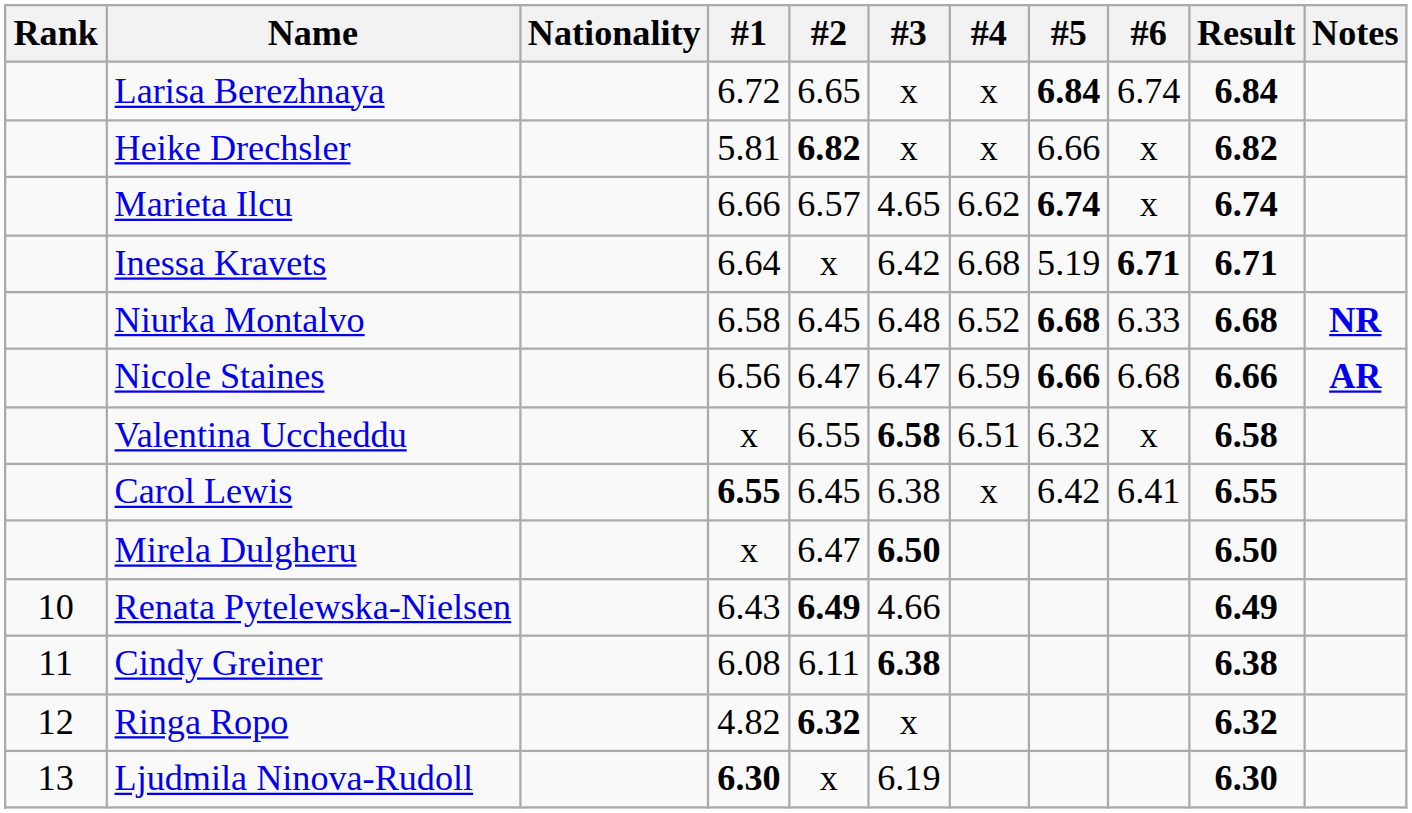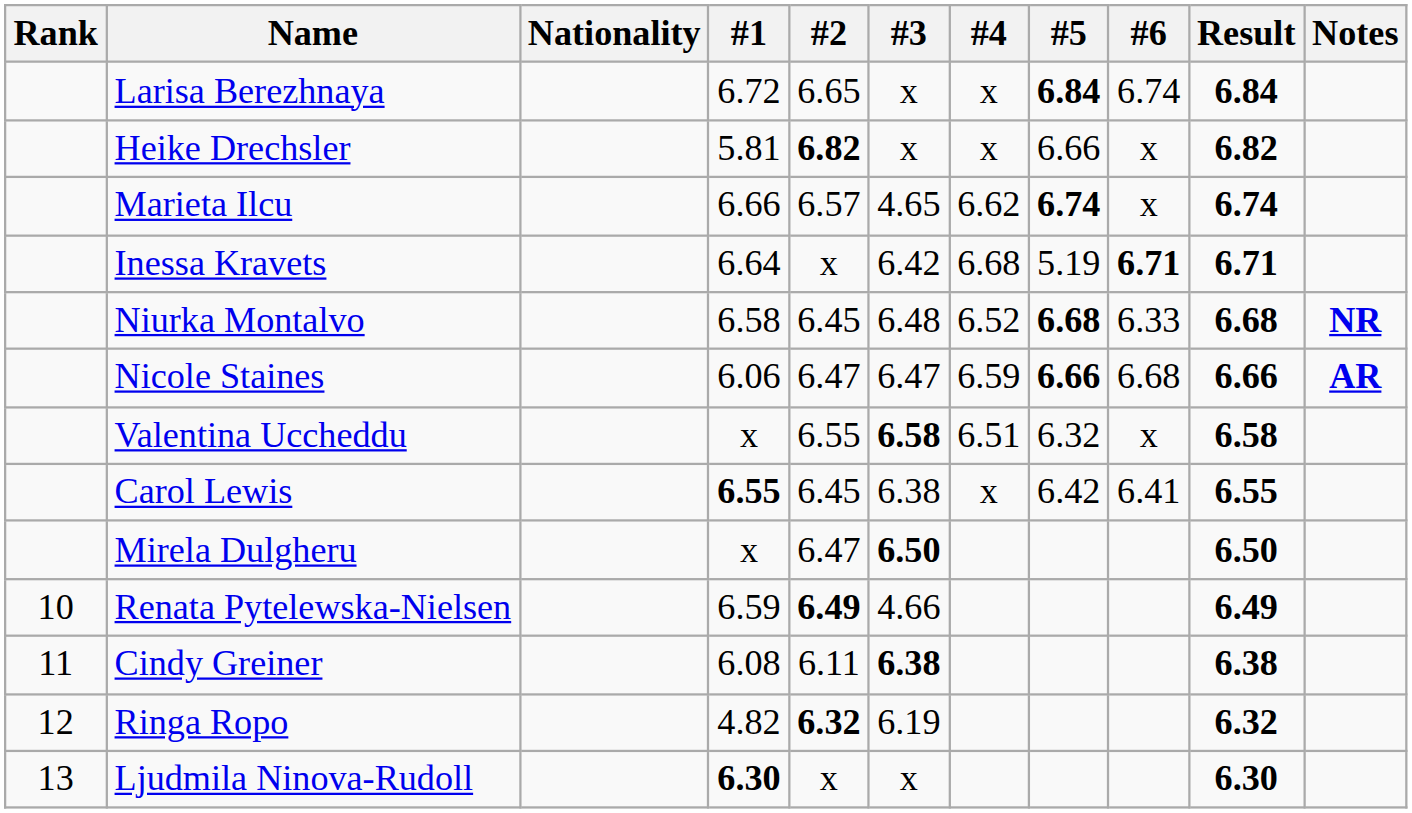(749, 377) 6.56 -> (749, 377) 6.06
(749, 606) 6.43 -> (749, 606) 6.59
(909, 721) x -> (909, 721) 6.19
(909, 778) 6.19 -> (909, 778) x
